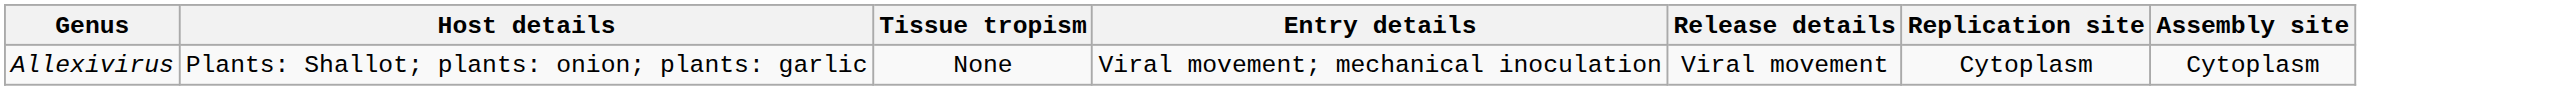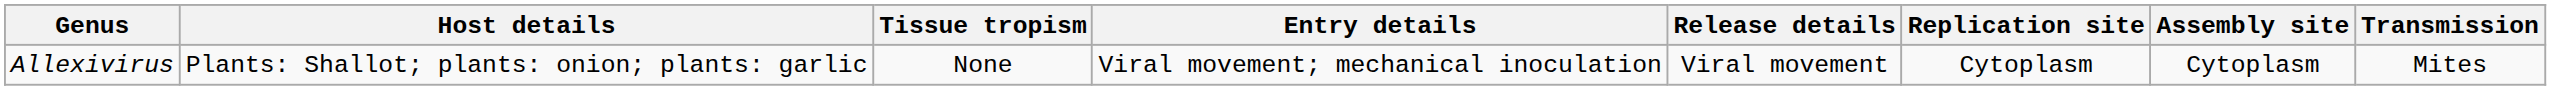+ column: (2450, 25)
